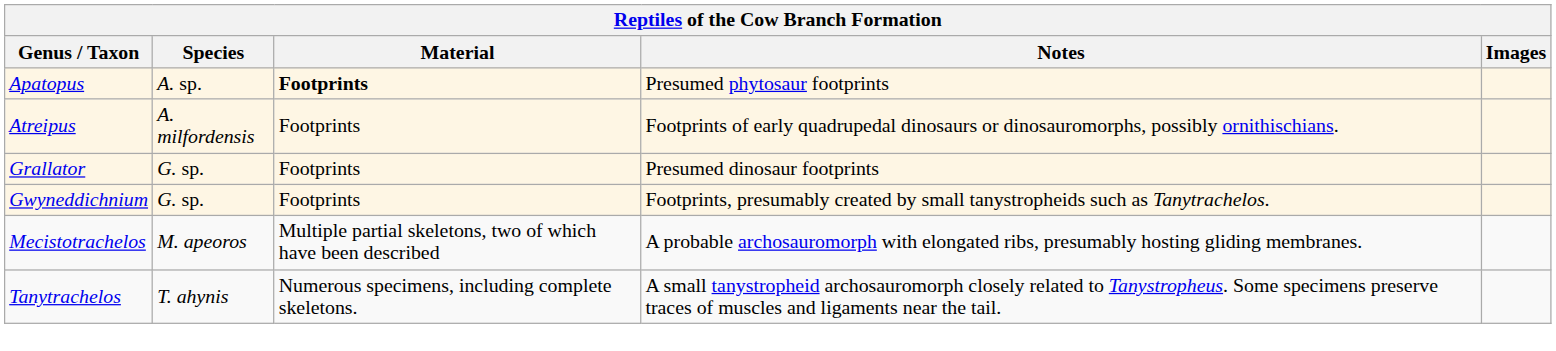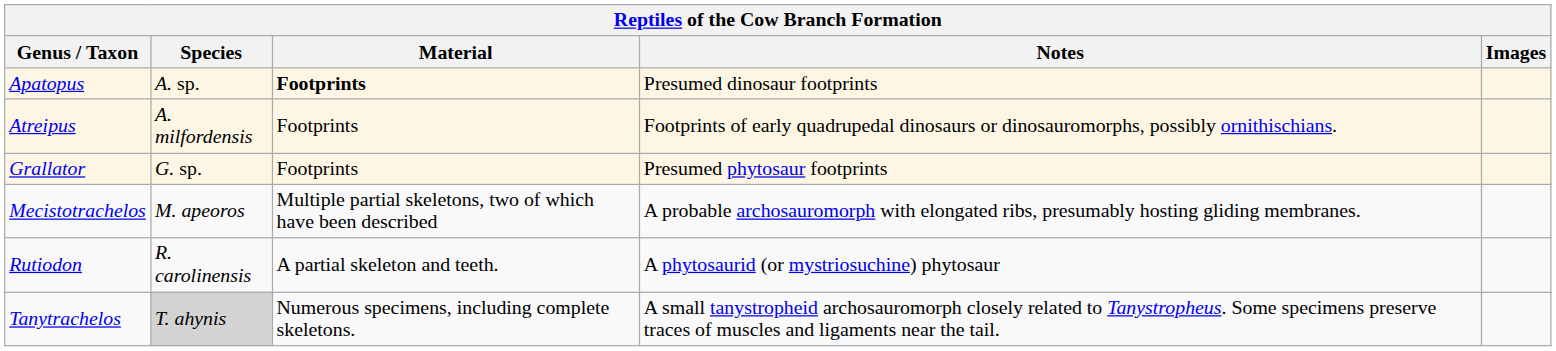(767, 83) Presumed phytosaur footprints -> (761, 83) Presumed dinosaur footprints
(762, 168) Presumed dinosaur footprints -> (766, 168) Presumed phytosaur footprints
- row: (79, 199)
+ row: (46, 264)
(193, 296) no background -> (191, 318) lightgrey background
